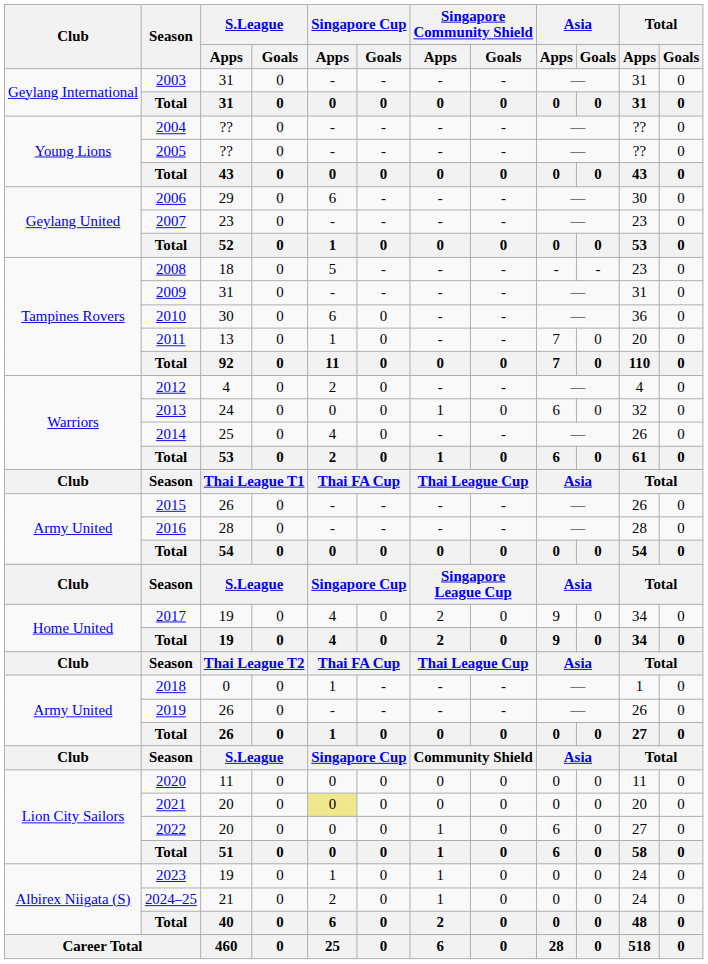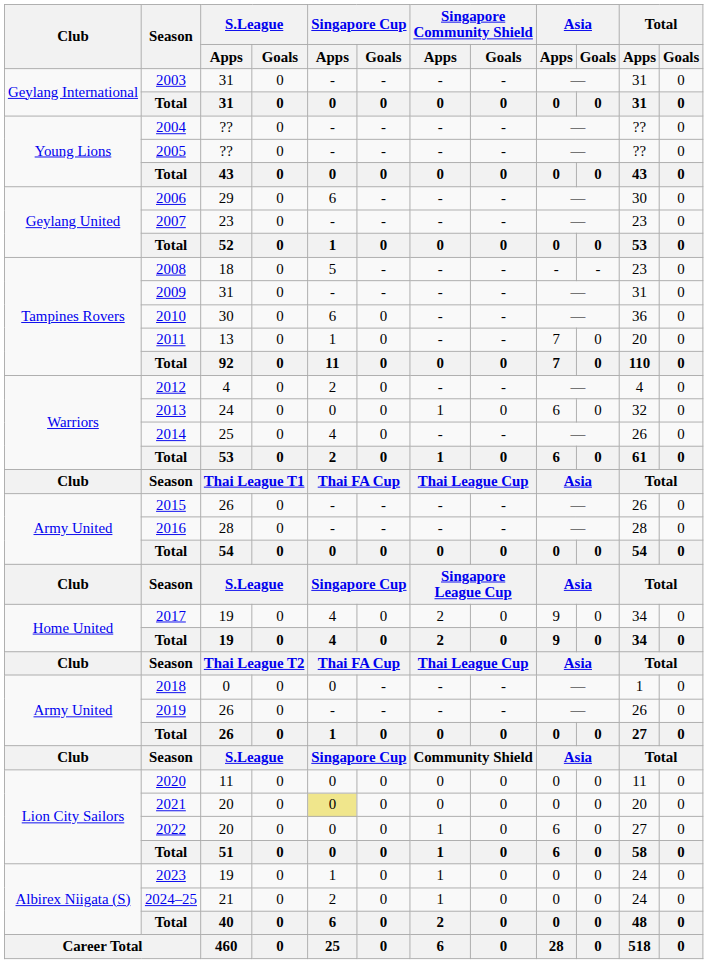(332, 686) 1 -> (332, 686) 0
